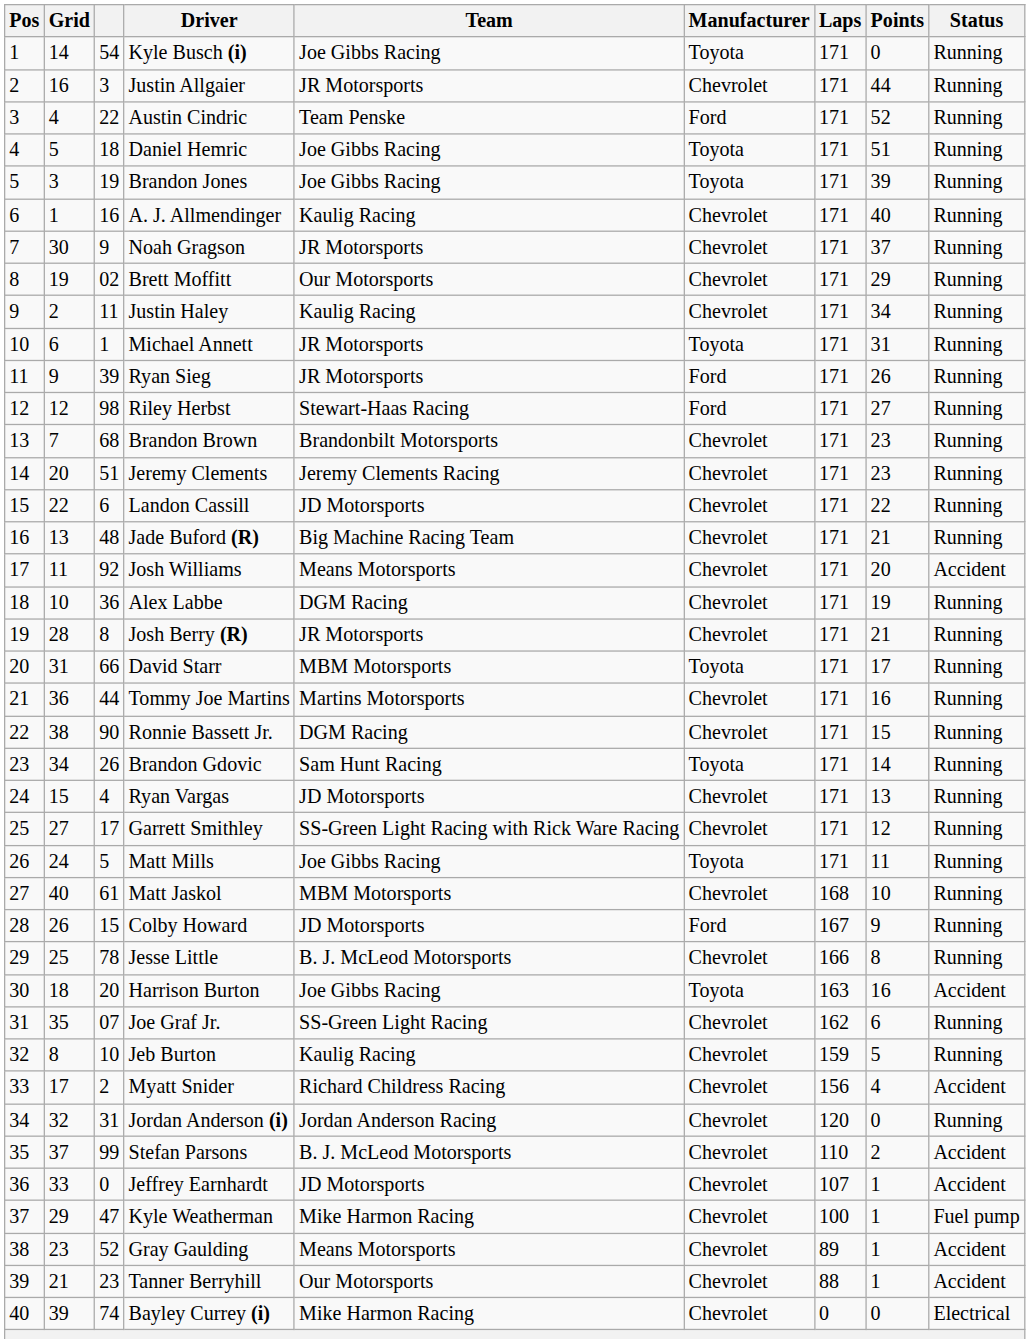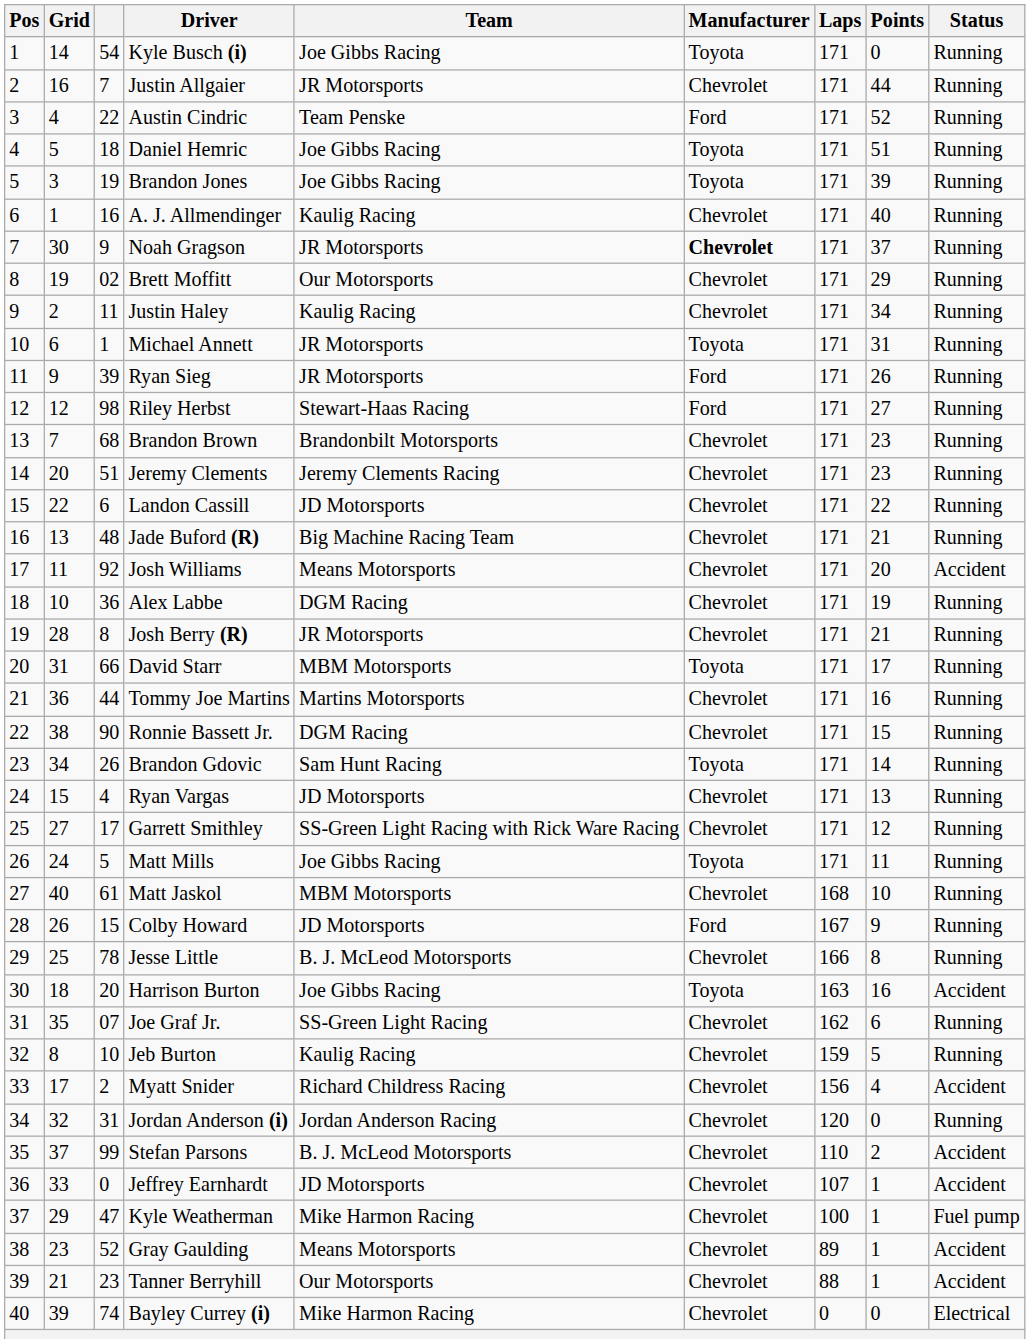(104, 84) 3 -> (104, 84) 7
(728, 246) normal -> (731, 246) bold
